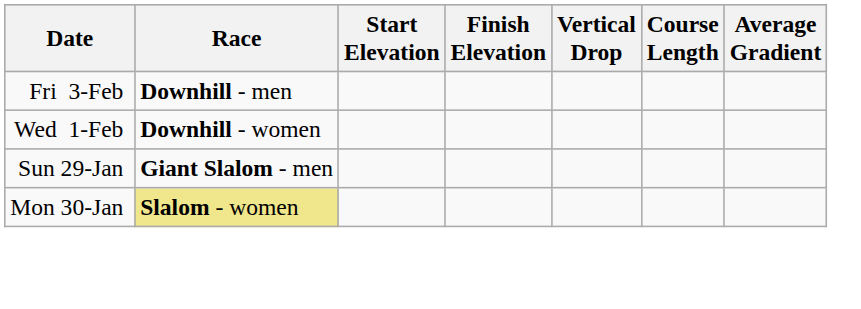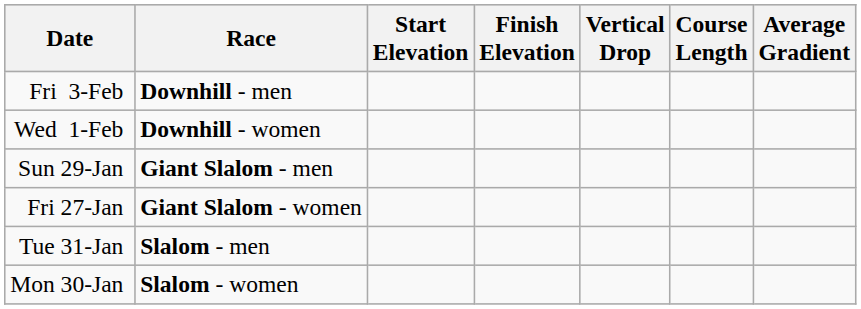+ row: (78, 207)
+ row: (74, 246)
(219, 207) khaki background -> (219, 285) no background
